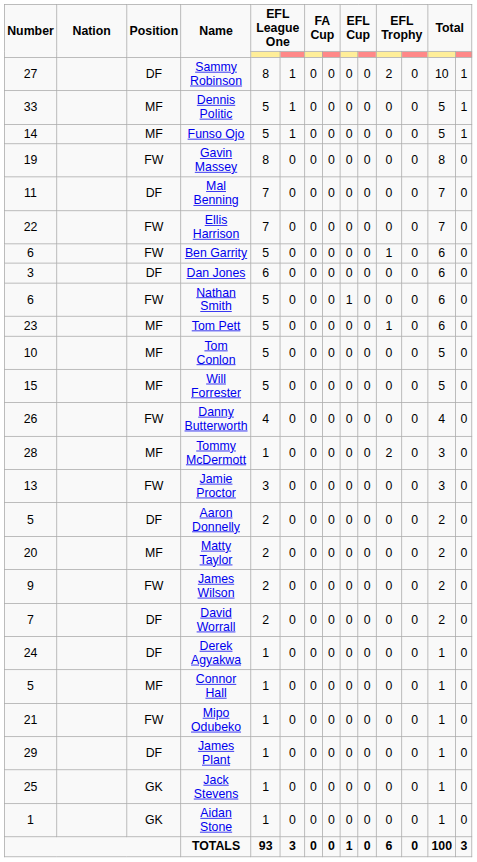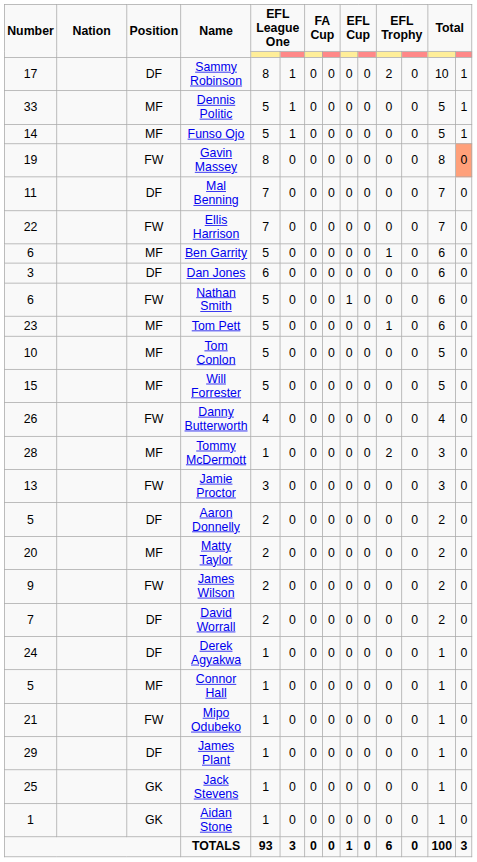(30, 74) 27 -> (30, 74) 17
(464, 160) no background -> (464, 160) lightsalmon background
(154, 253) FW -> (154, 253) MF
